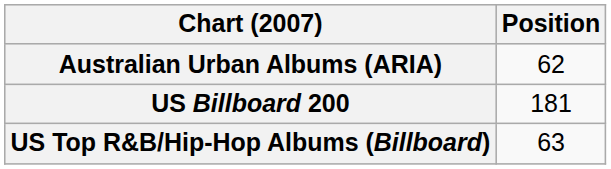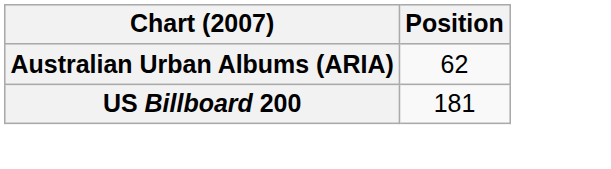- row: (250, 143)
